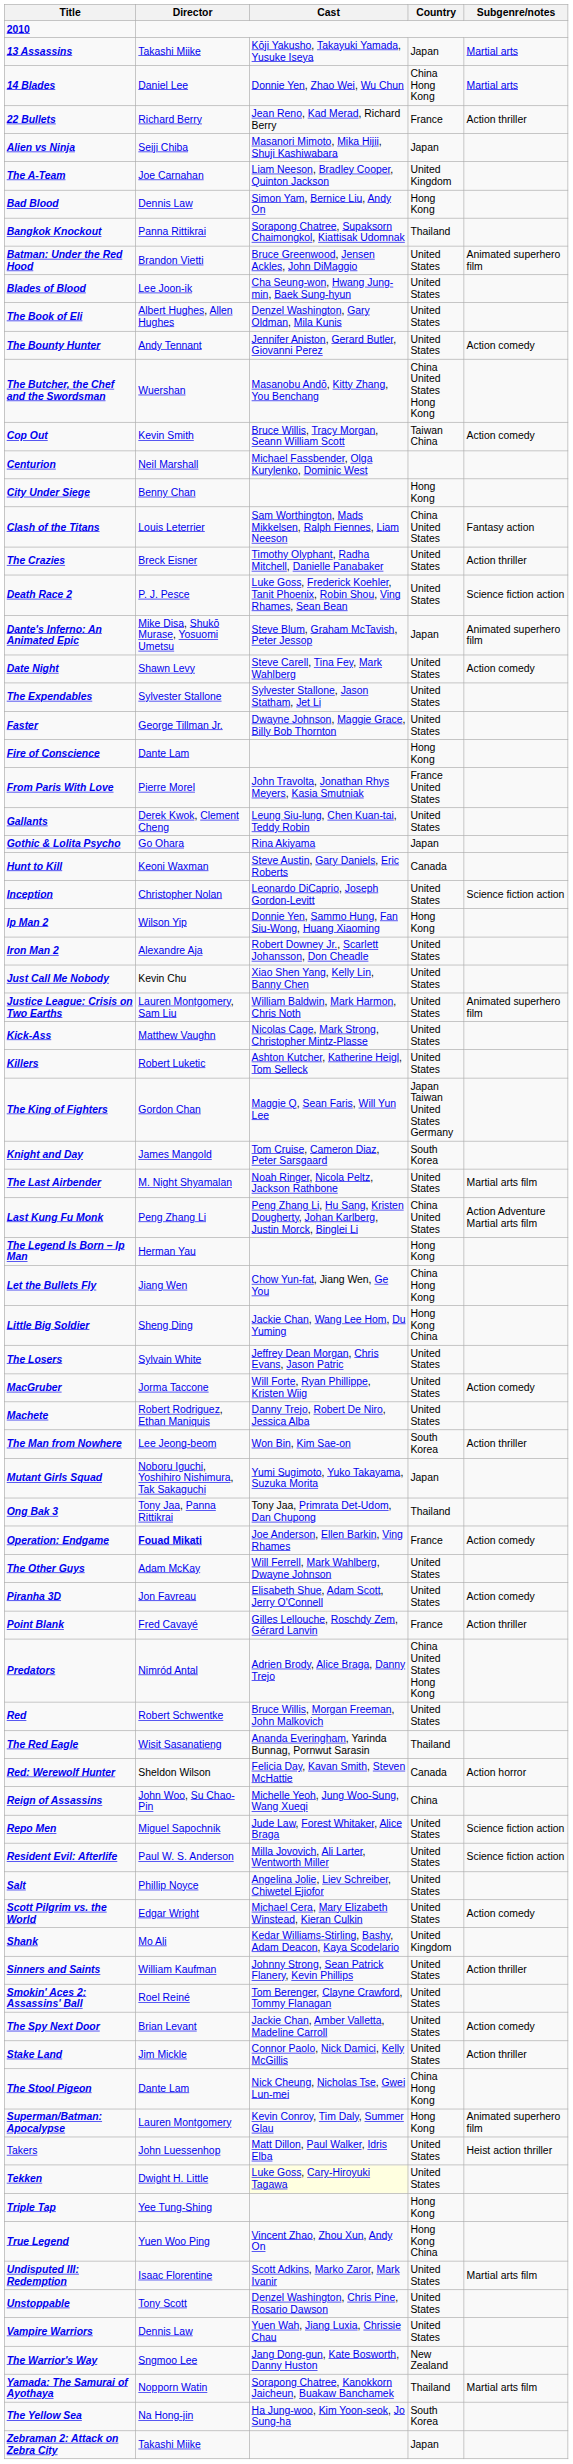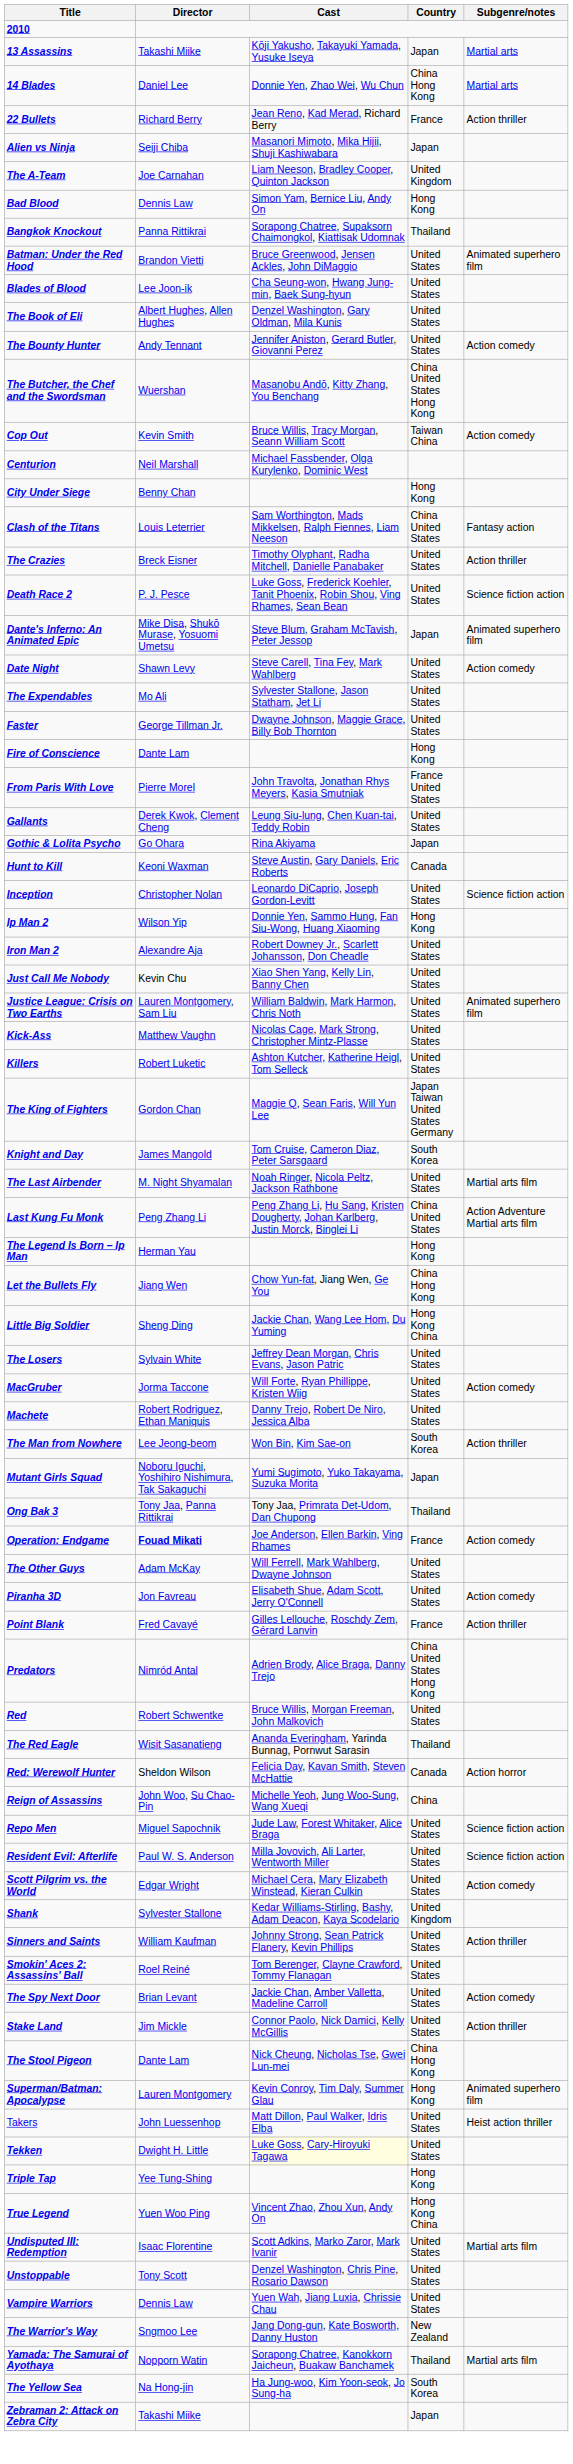(180, 697) Sylvester Stallone -> (152, 697) Mo Ali
- row: (16, 1885)
(152, 1942) Mo Ali -> (180, 1913) Sylvester Stallone
